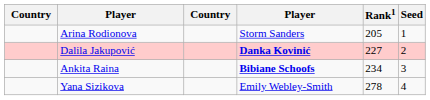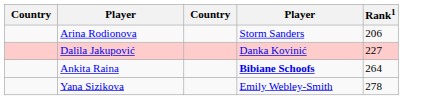- column: (412, 14)
(374, 33) 205 -> (374, 33) 206
(275, 51) bold -> (273, 51) normal
(374, 68) 234 -> (374, 68) 264
